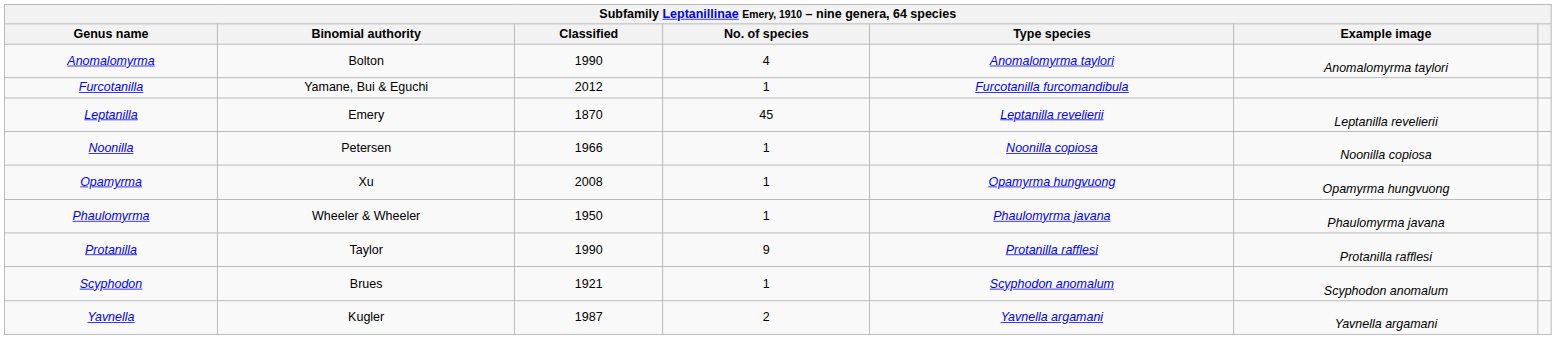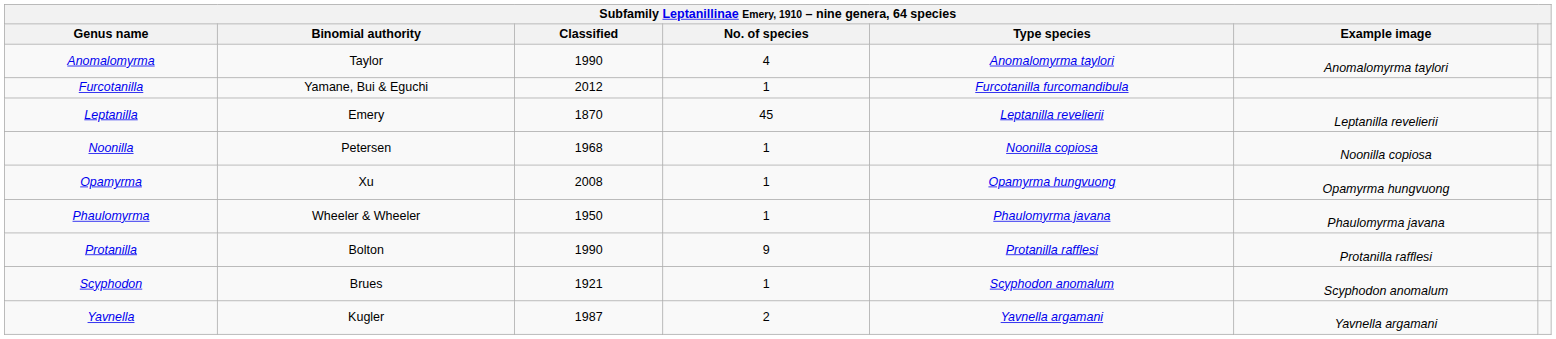(366, 61) Bolton -> (366, 61) Taylor
(589, 148) 1966 -> (589, 148) 1968
(366, 249) Taylor -> (366, 249) Bolton
